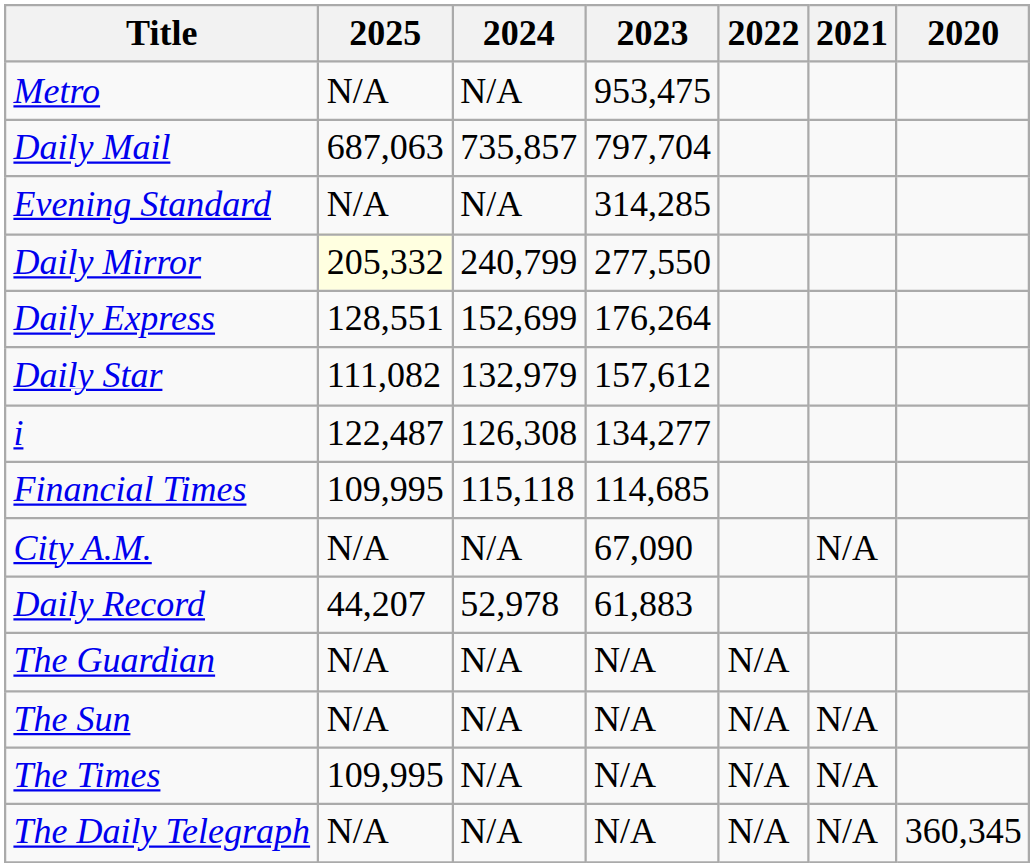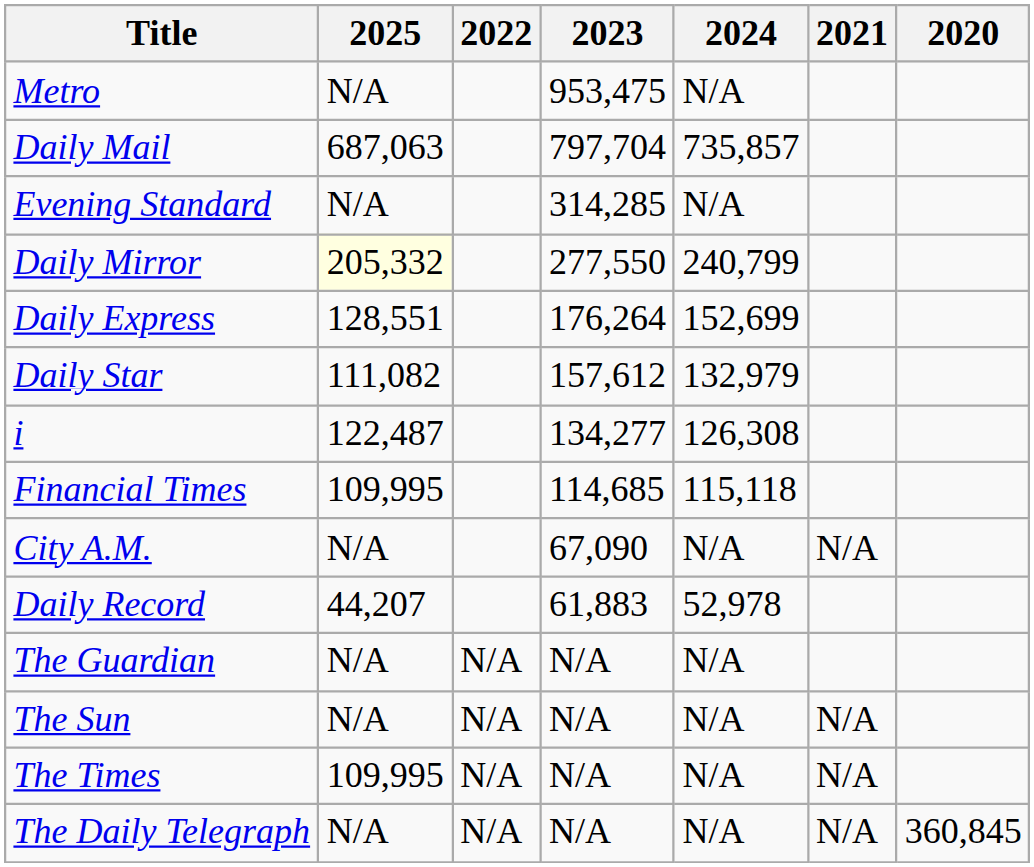columns swapped: (519, 33) <-> (763, 33)
(963, 832) 360,345 -> (963, 832) 360,845
